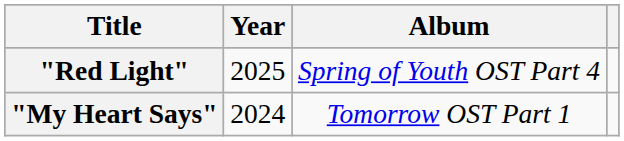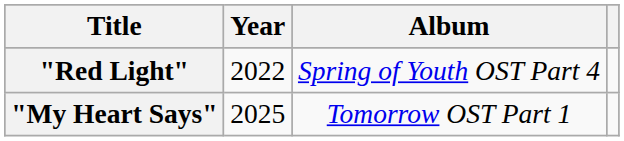(258, 69) 2025 -> (258, 69) 2022
(258, 113) 2024 -> (258, 113) 2025
